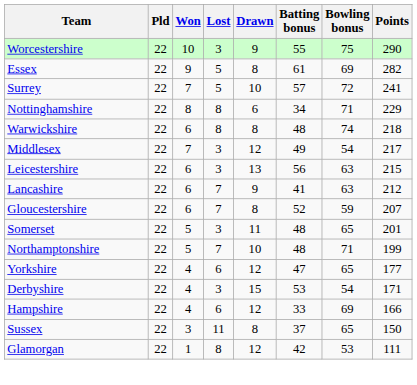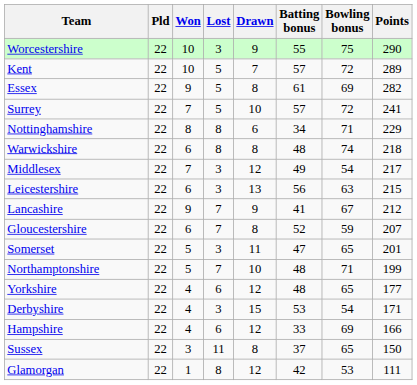+ row: (20, 68)
(188, 189) 6 -> (188, 209) 9
(347, 189) 63 -> (347, 209) 67
(299, 229) 48 -> (299, 249) 47
(299, 269) 47 -> (299, 289) 48
